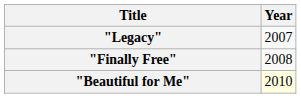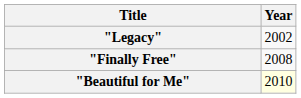(279, 37) 2007 -> (279, 37) 2002
